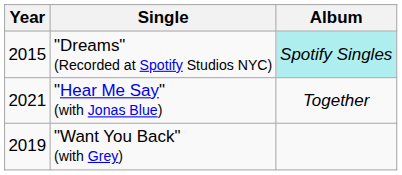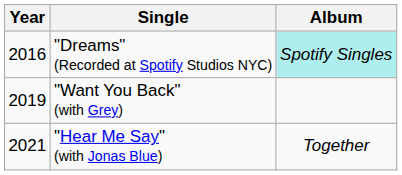(27, 54) 2015 -> (27, 54) 2016
rows swapped: (117, 146) <-> (110, 100)
